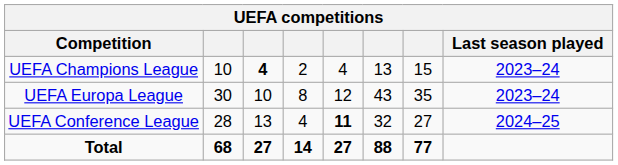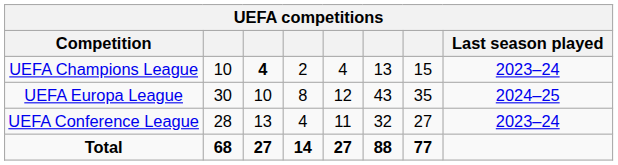(528, 96) 2023–24 -> (528, 96) 2024–25
(343, 122) bold -> (343, 122) normal
(528, 122) 2024–25 -> (528, 122) 2023–24
